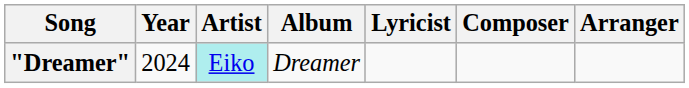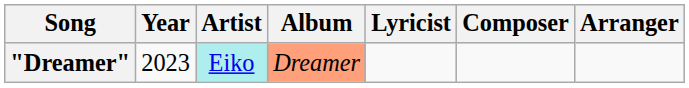(166, 62) 2024 -> (166, 62) 2023
(317, 62) no background -> (317, 62) lightsalmon background
